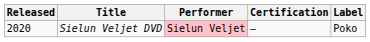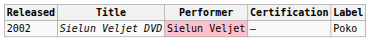(19, 29) 2020 -> (19, 29) 2002
